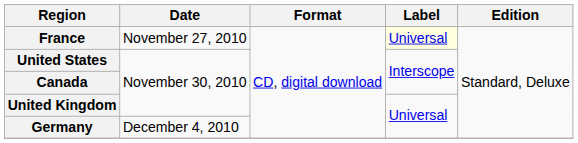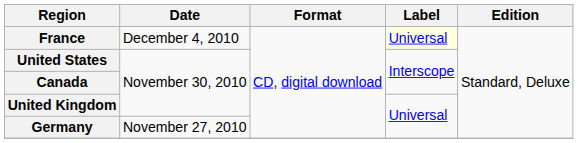(185, 37) November 27, 2010 -> (181, 37) December 4, 2010
(181, 127) December 4, 2010 -> (185, 127) November 27, 2010
